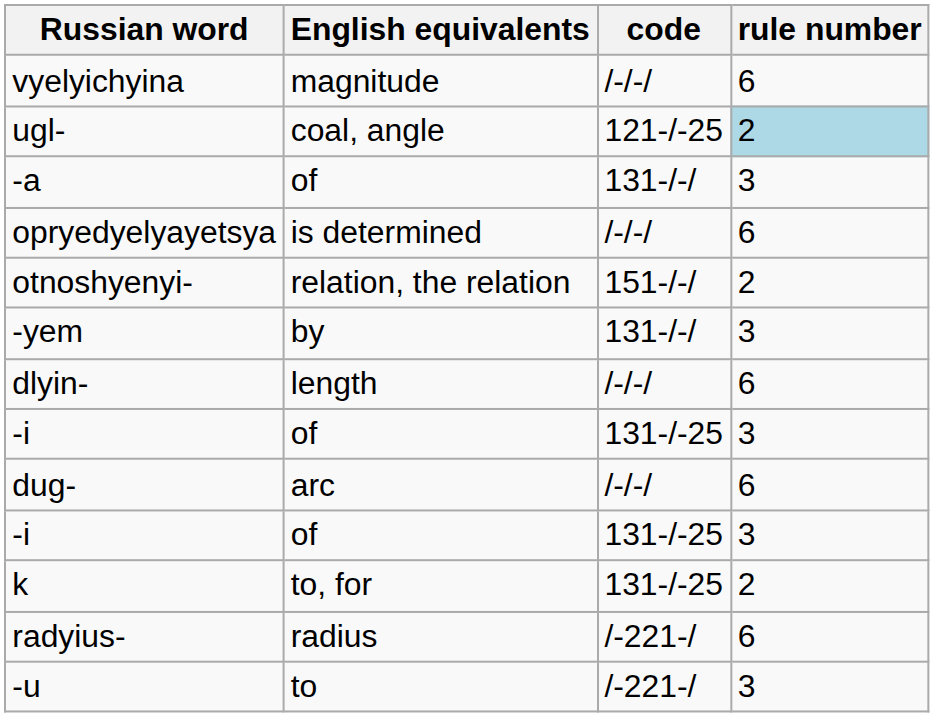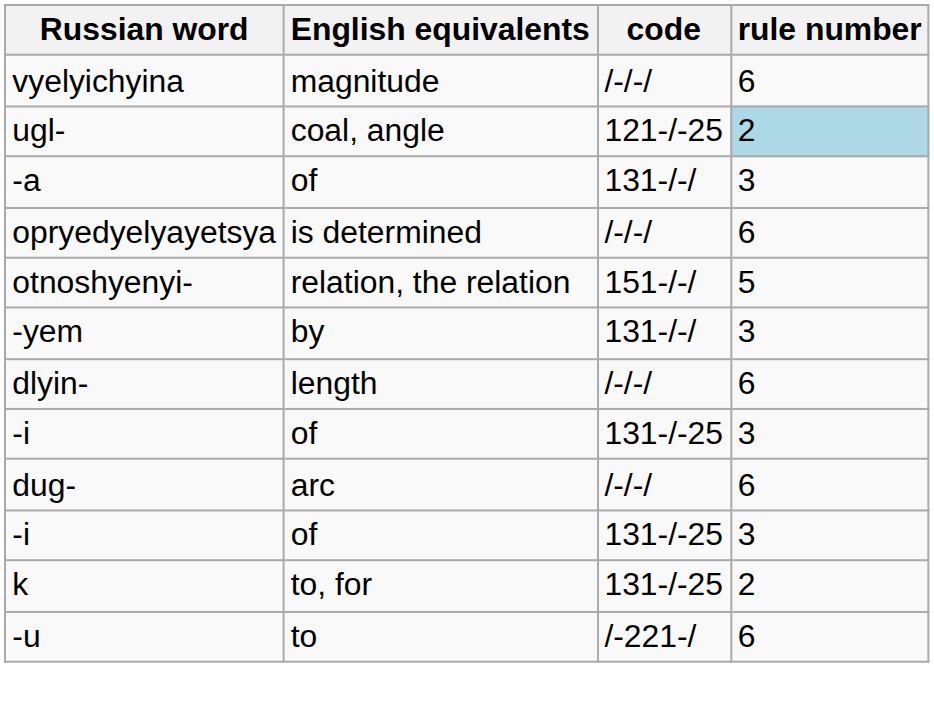(747, 282) 2 -> (747, 282) 5
- row: (69, 635)
(747, 686) 3 -> (747, 635) 6
